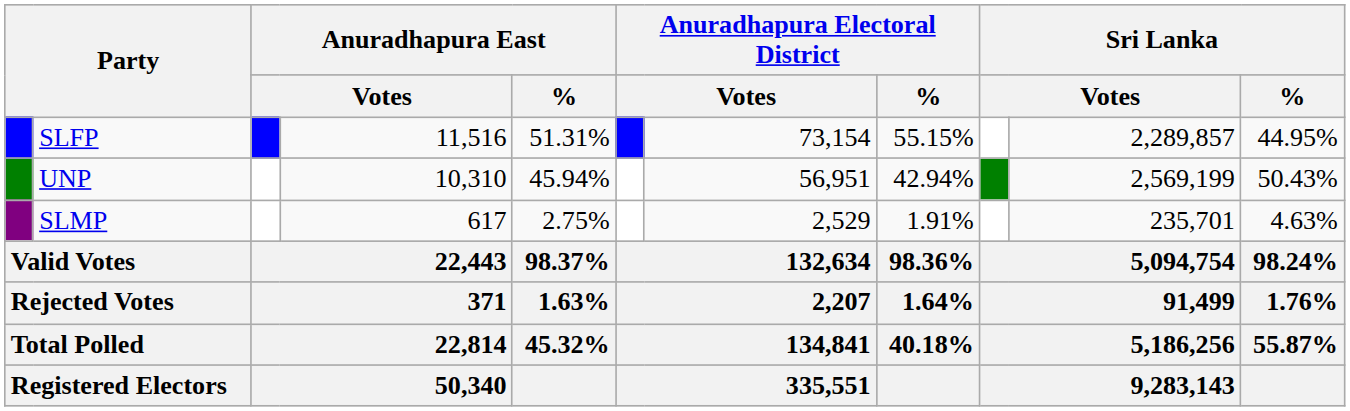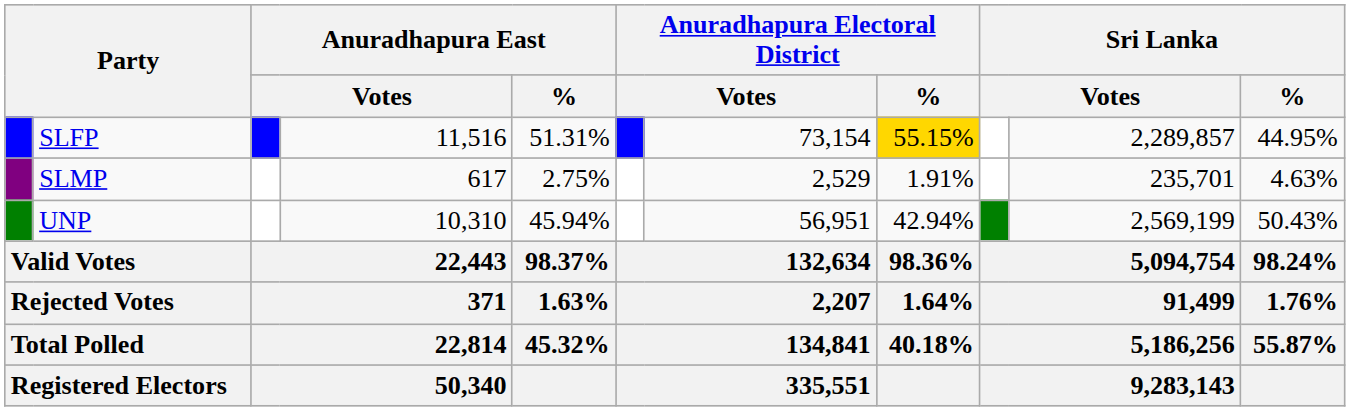(934, 137) no background -> (934, 137) gold background
rows swapped: (65, 178) <-> (73, 219)
